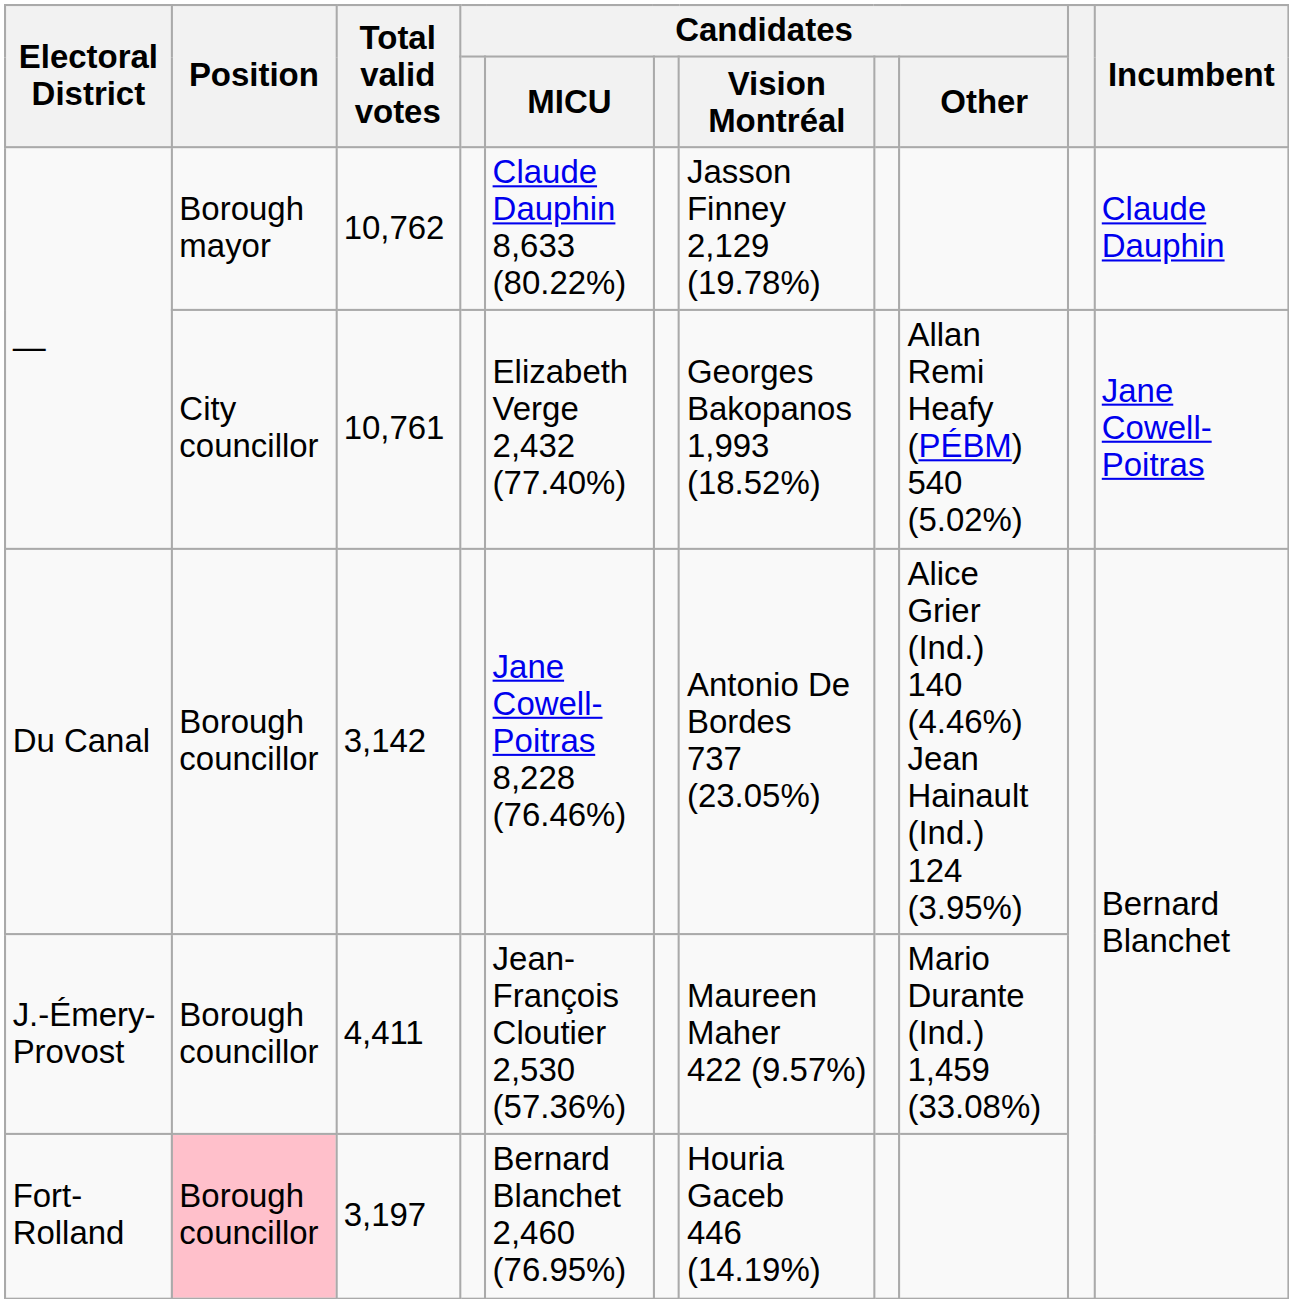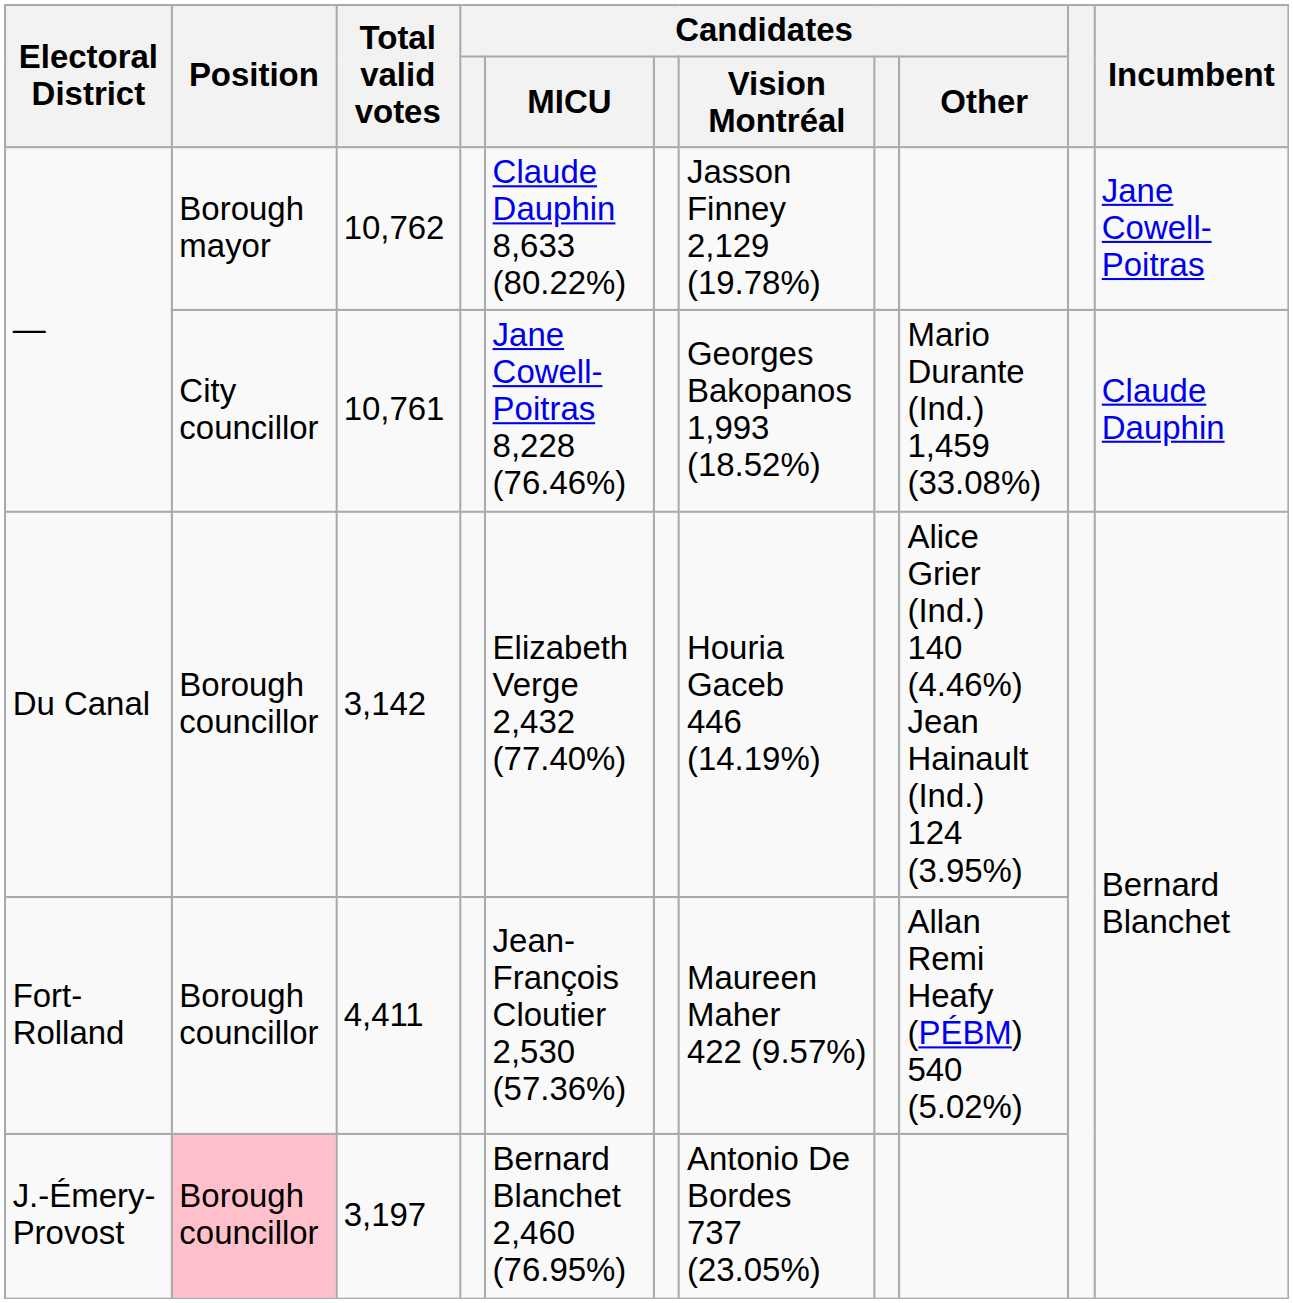(1163, 227) Claude Dauphin -> (1157, 227) Jane Cowell-Poitras
(560, 428) Elizabeth Verge 2,432 (77.40%) -> (559, 409) Jane Cowell-Poitras 8,228 (76.46%)
(965, 428) Allan Remi Heafy (PÉBM) 540 (5.02%) -> (974, 409) Mario Durante (Ind.) 1,459 (33.08%)
(1157, 428) Jane Cowell-Poitras -> (1163, 409) Claude Dauphin
(559, 740) Jane Cowell-Poitras 8,228 (76.46%) -> (560, 703) Elizabeth Verge 2,432 (77.40%)
(769, 740) Antonio De Bordes 737 (23.05%) -> (754, 703) Houria Gaceb 446 (14.19%)
(84, 1033) J.-Émery-Provost -> (69, 1015) Fort-Rolland
(974, 1033) Mario Durante (Ind.) 1,459 (33.08%) -> (965, 1015) Allan Remi Heafy (PÉBM) 540 (5.02%)
(69, 1215) Fort-Rolland -> (84, 1215) J.-Émery-Provost
(754, 1215) Houria Gaceb 446 (14.19%) -> (769, 1215) Antonio De Bordes 737 (23.05%)
